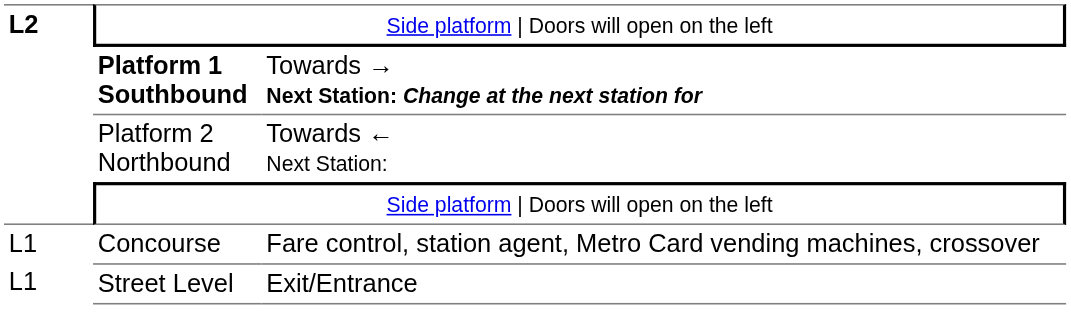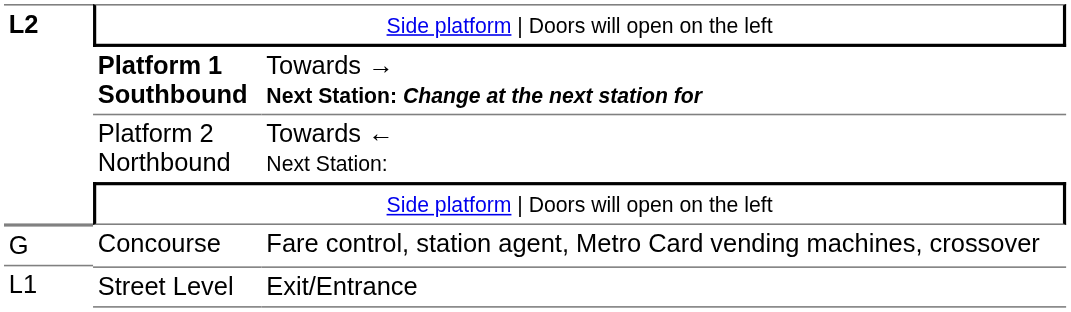(23, 243) L1 -> (19, 245) G
